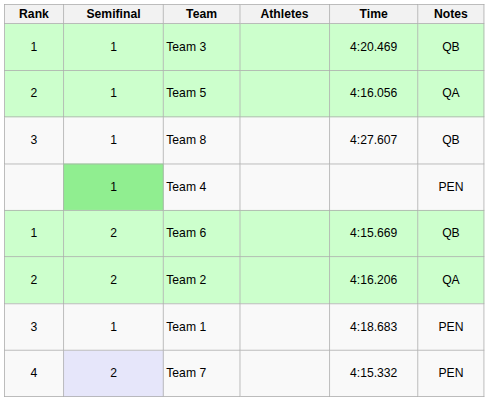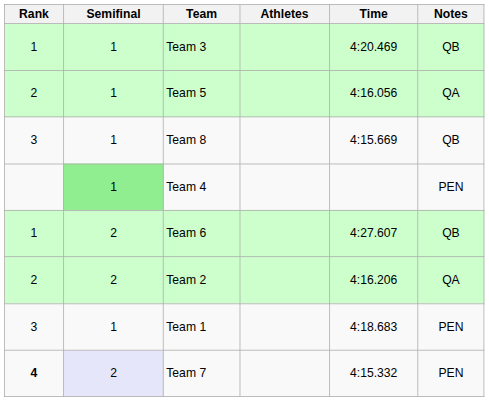(374, 140) 4:27.607 -> (374, 140) 4:15.669
(374, 233) 4:15.669 -> (374, 233) 4:27.607
(34, 373) normal -> (34, 373) bold
